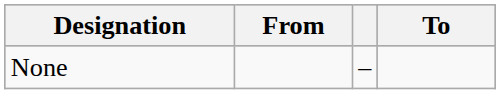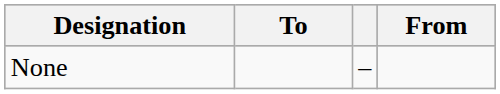columns swapped: (293, 25) <-> (436, 25)
